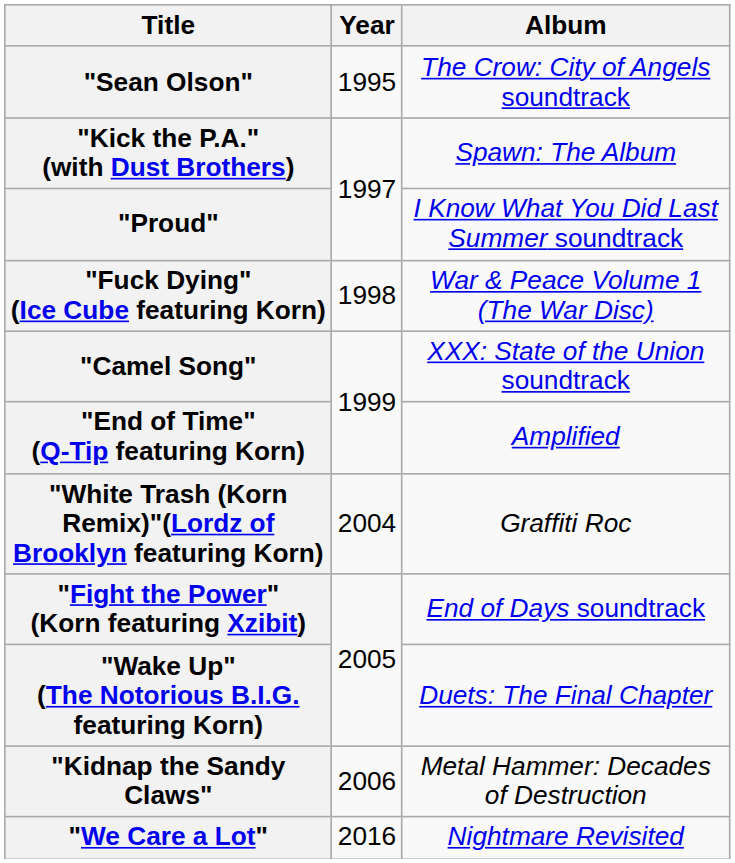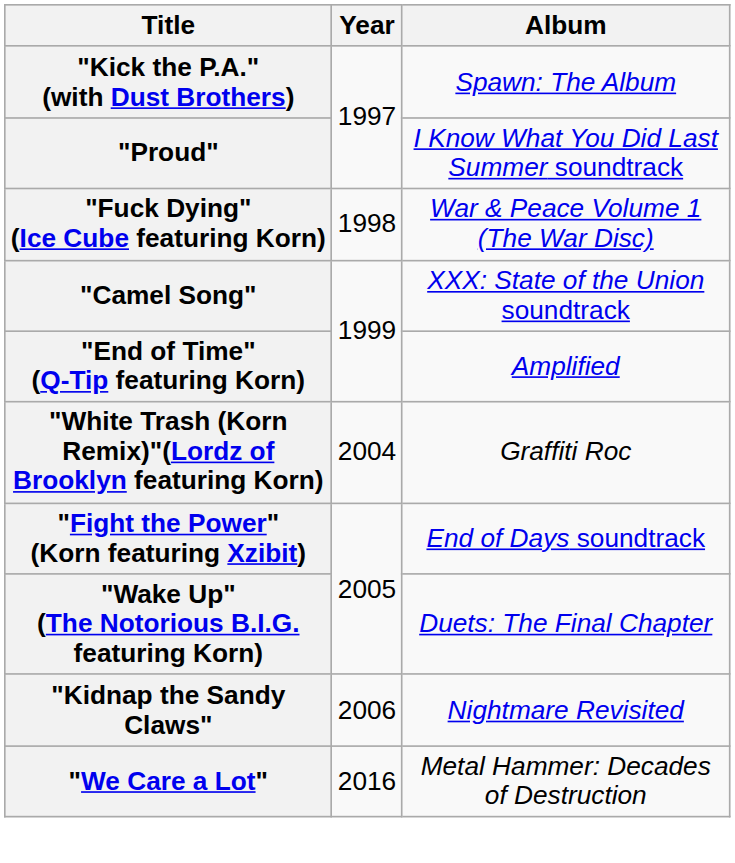- row: (168, 81)
(566, 780) Metal Hammer: Decades of Destruction -> (566, 709) Nightmare Revisited
(566, 837) Nightmare Revisited -> (566, 780) Metal Hammer: Decades of Destruction
